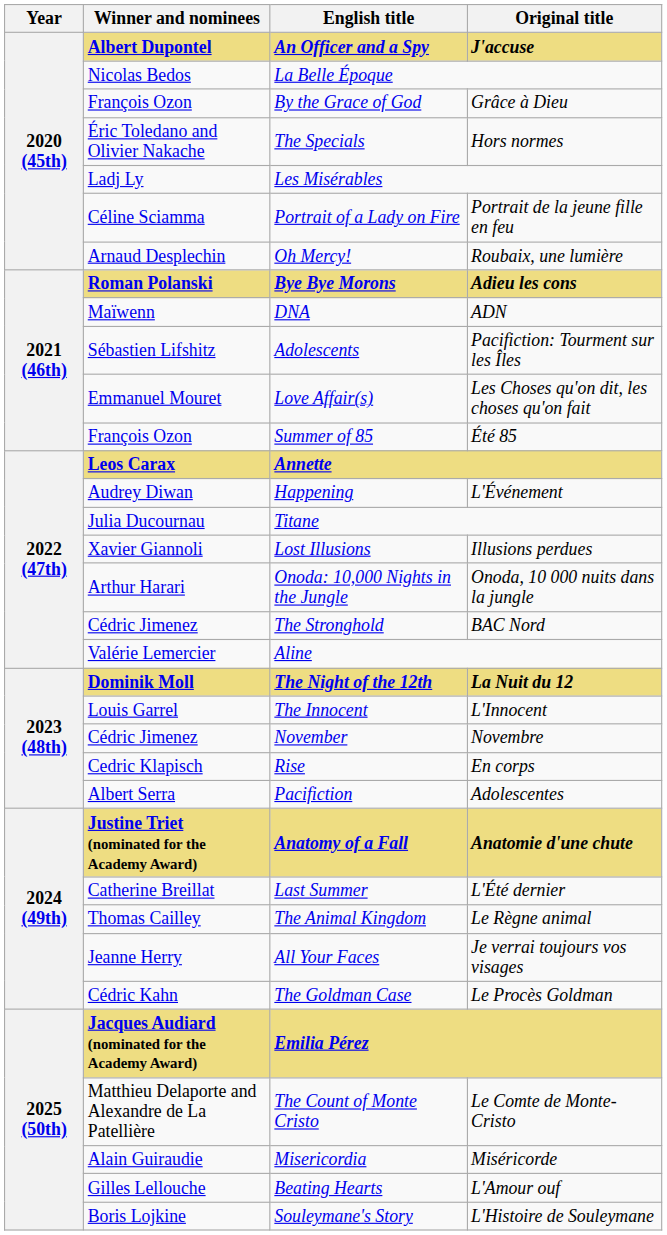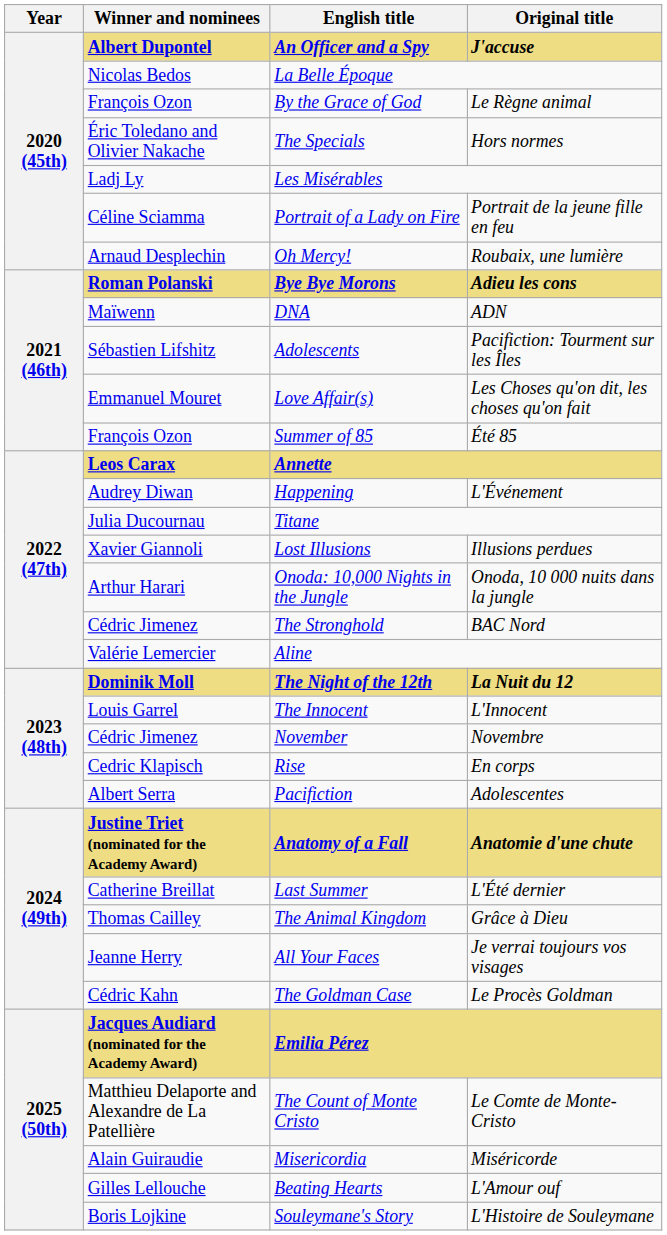(519, 103) Grâce à Dieu -> (531, 103) Le Règne animal
(531, 918) Le Règne animal -> (519, 918) Grâce à Dieu
